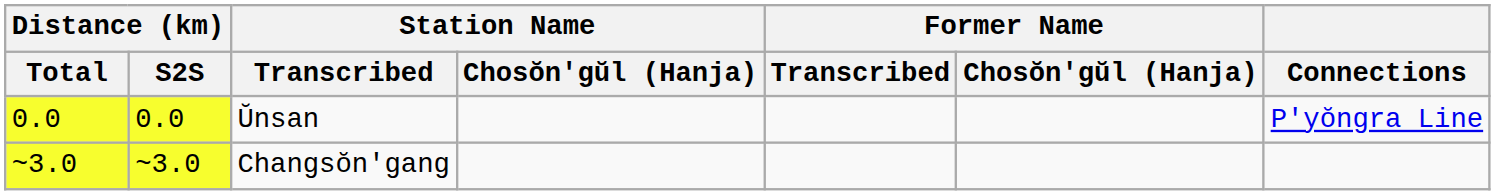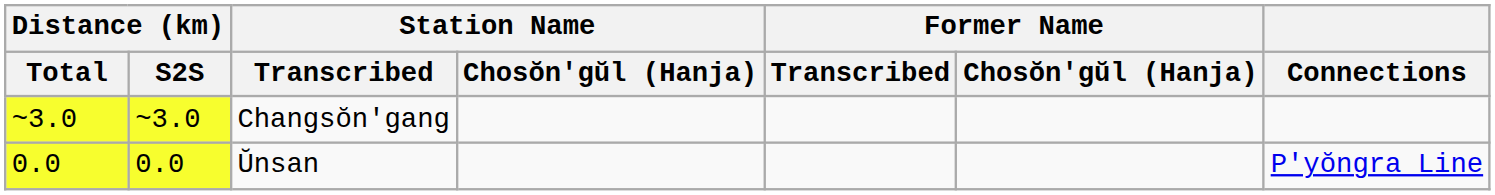rows swapped: (278, 119) <-> (344, 165)
